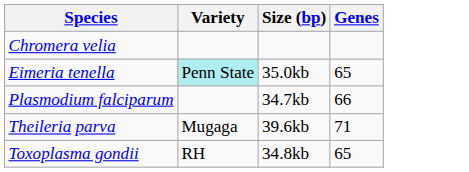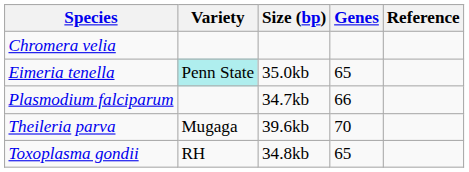+ column: (423, 18)
(343, 126) 71 -> (343, 126) 70
